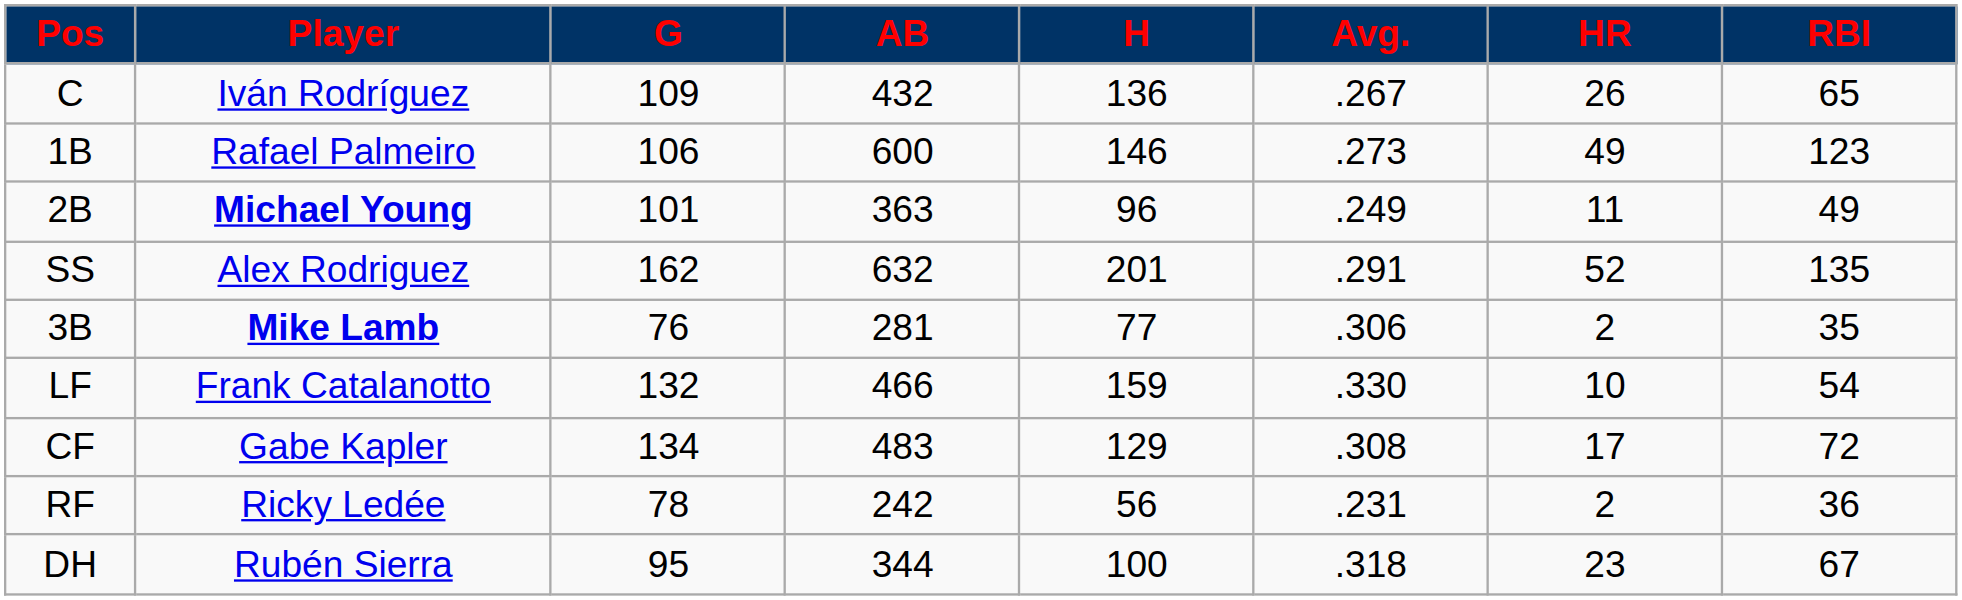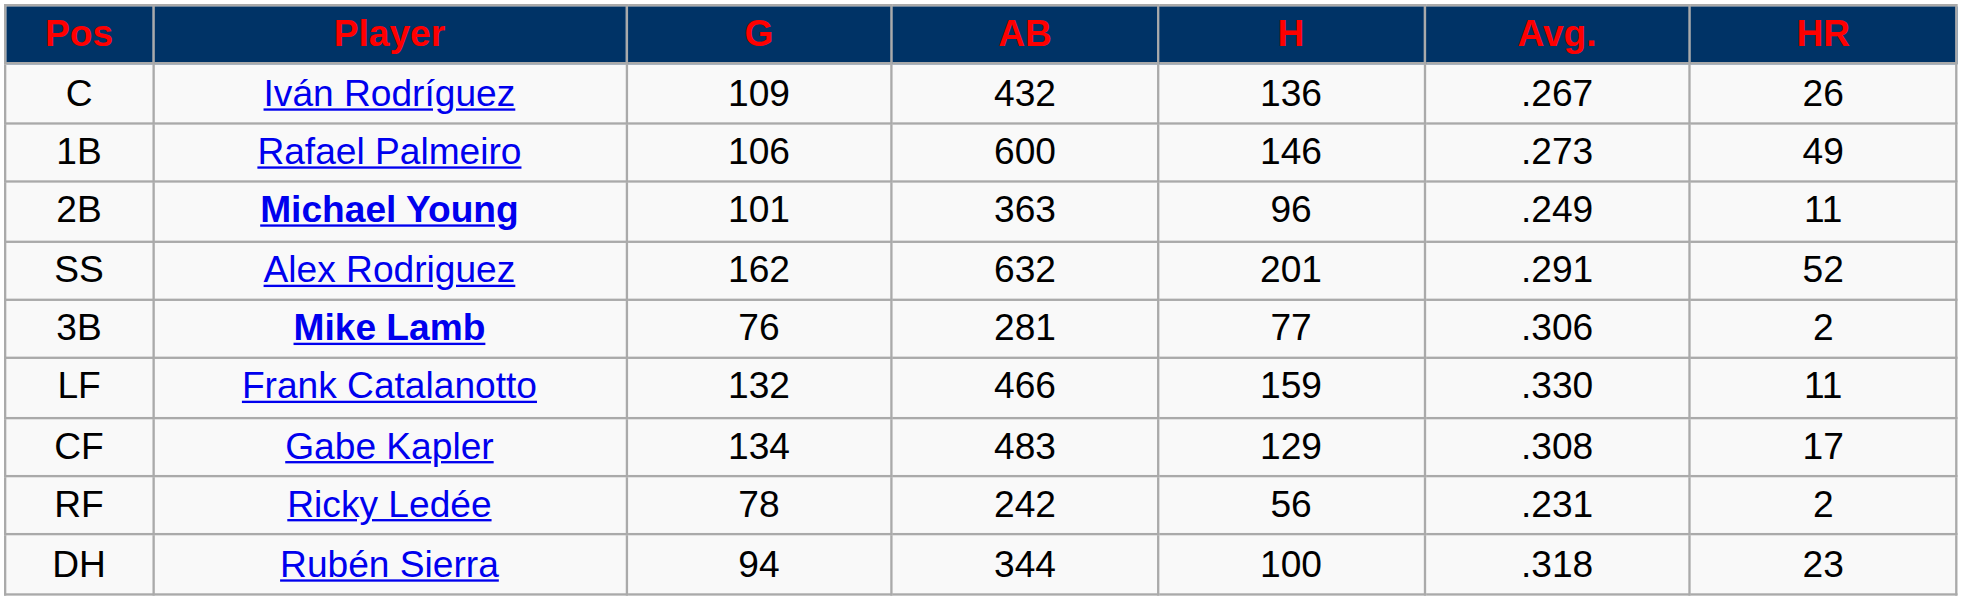- column: (1839, 33)
(1605, 387) 10 -> (1823, 387) 11
(669, 563) 95 -> (759, 563) 94
